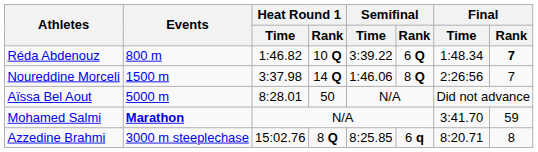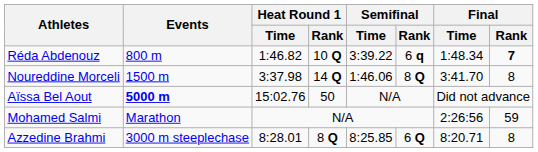(414, 56) 6 Q -> (414, 56) 6 q
(462, 77) 2:26:56 -> (462, 77) 3:41.70
(511, 77) 7 -> (511, 77) 8
(147, 97) normal -> (148, 97) bold
(280, 97) 8:28.01 -> (280, 97) 15:02.76
(155, 117) bold -> (153, 117) normal
(462, 117) 3:41.70 -> (462, 117) 2:26:56
(280, 138) 15:02.76 -> (280, 138) 8:28.01
(414, 138) 6 q -> (414, 138) 6 Q
